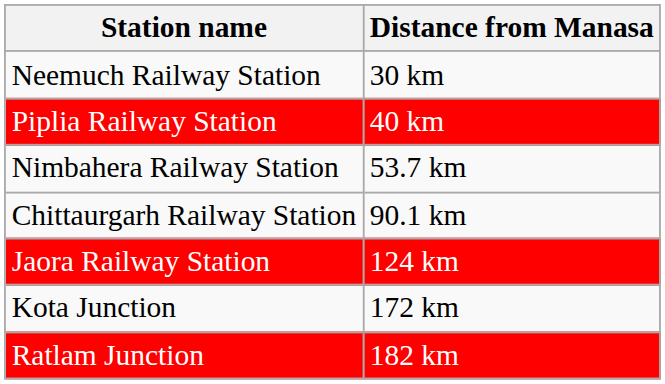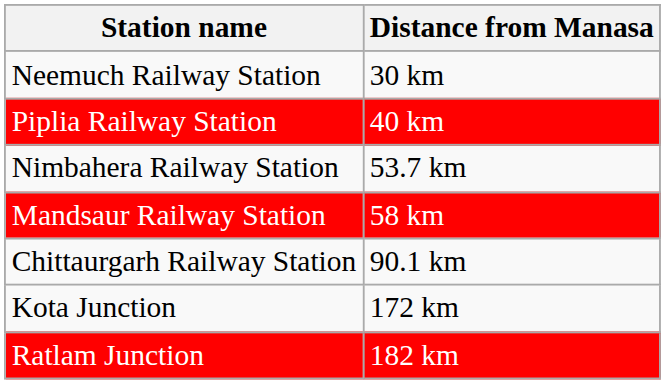+ row: (169, 214)
- row: (141, 261)
